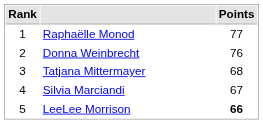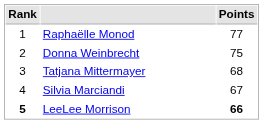(237, 53) 76 -> (237, 53) 75
(23, 109) normal -> (23, 109) bold
